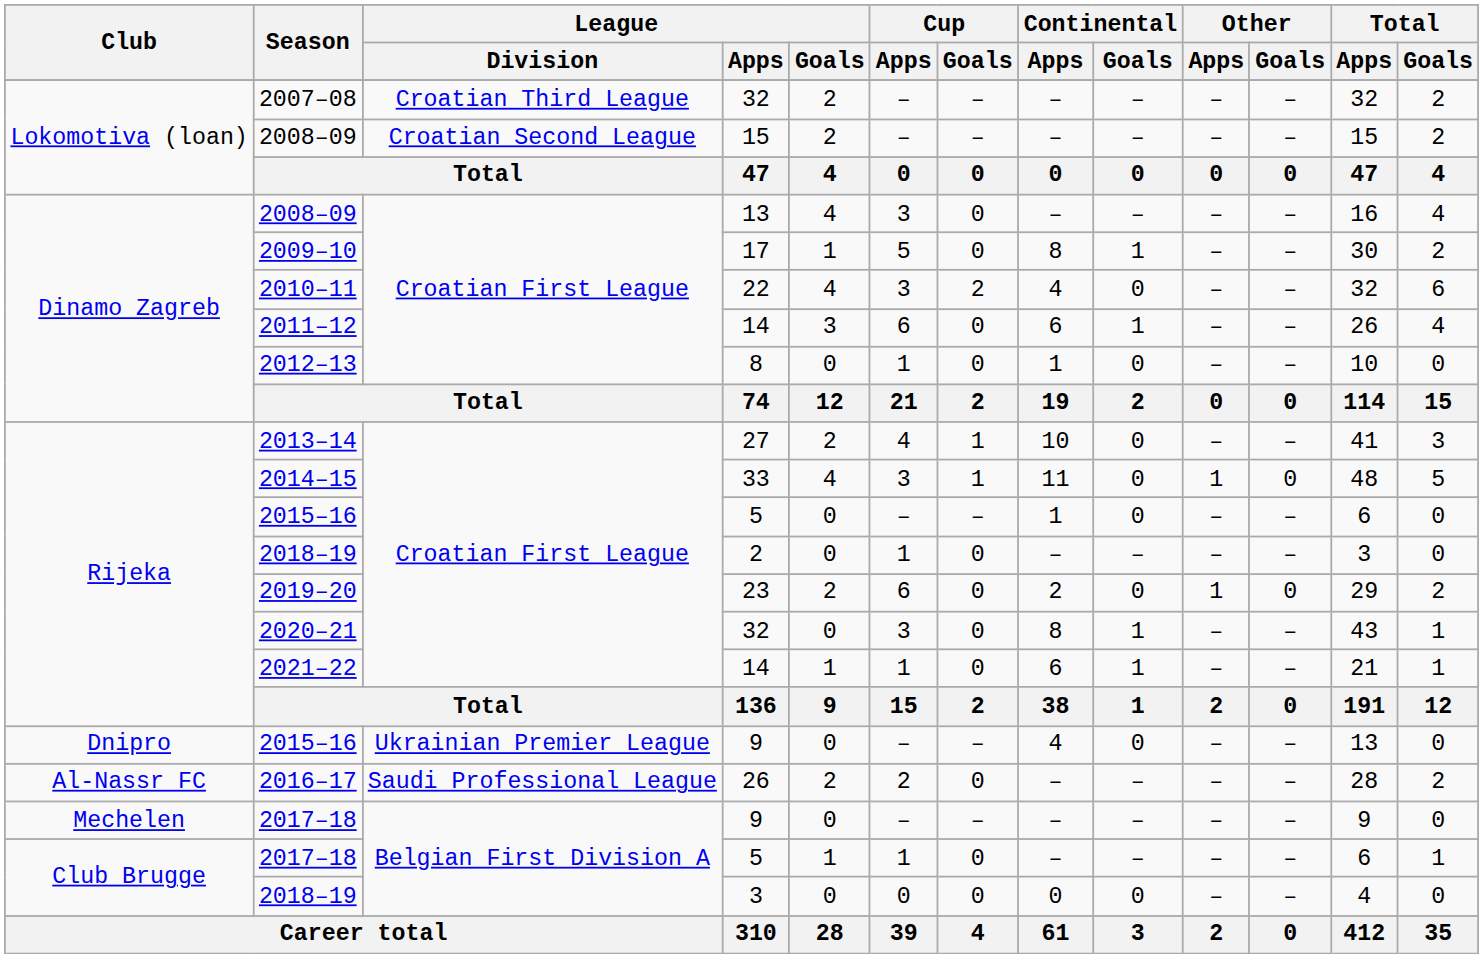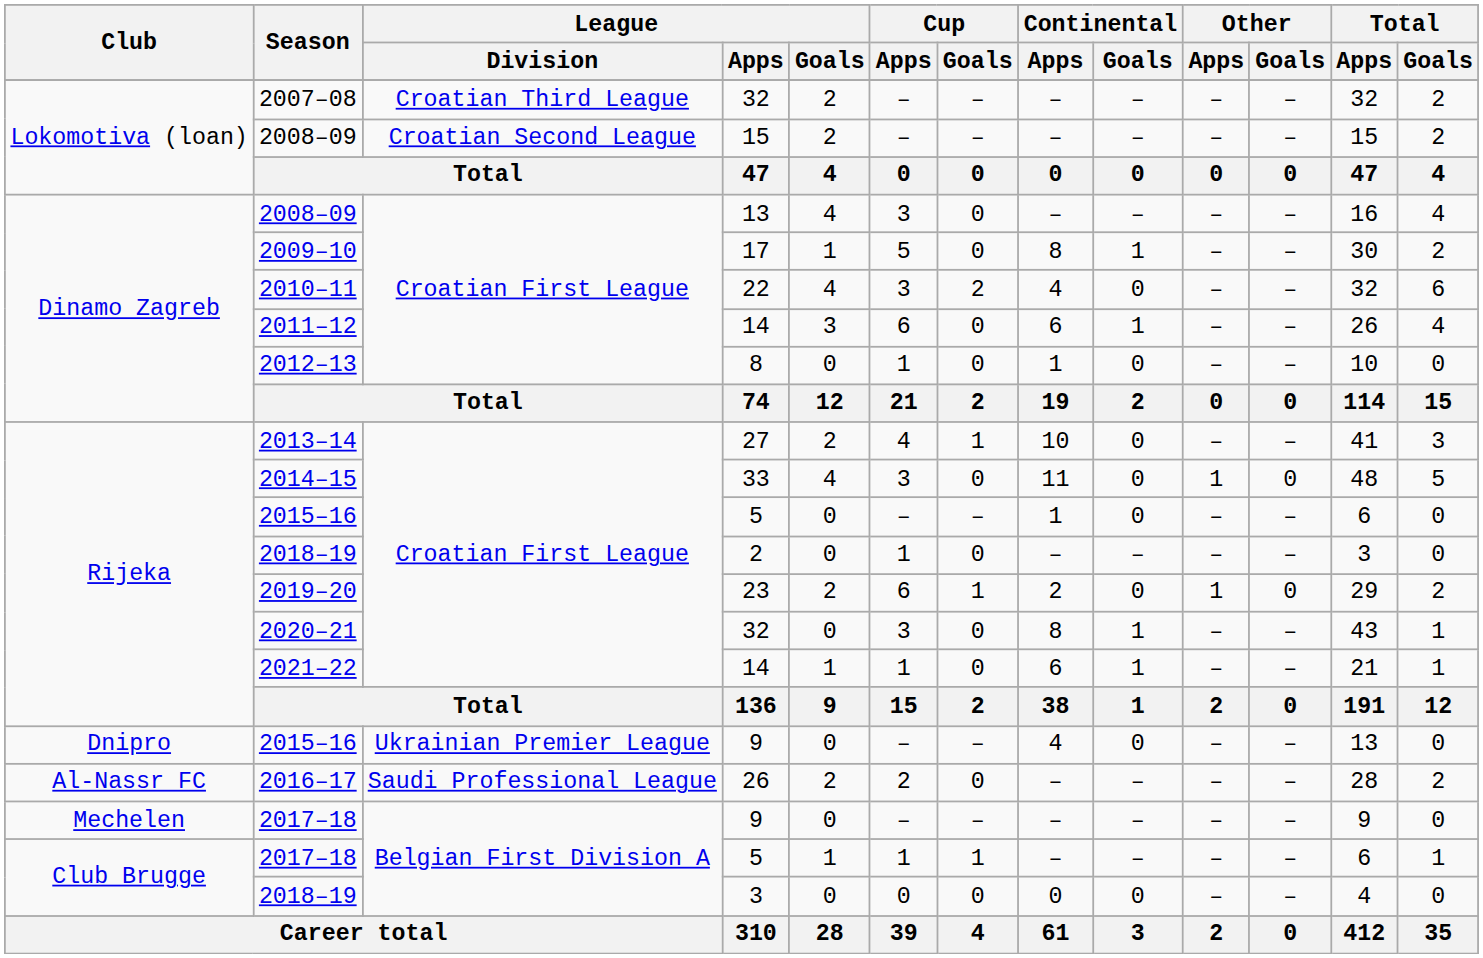(978, 479) 1 -> (978, 479) 0
(978, 593) 0 -> (978, 593) 1
(978, 858) 0 -> (978, 858) 1
